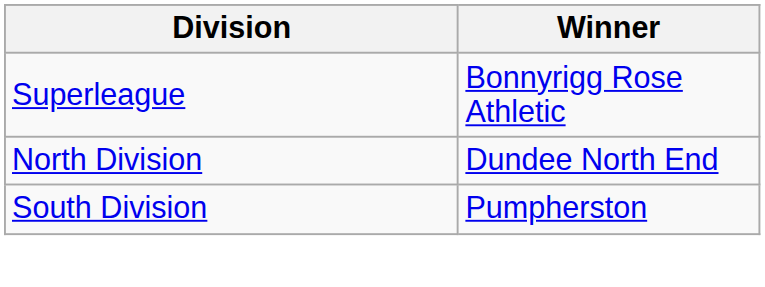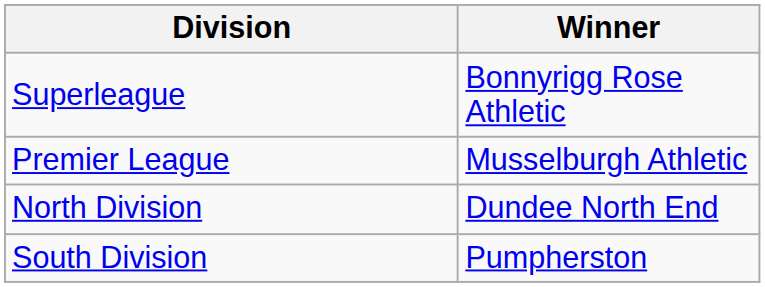+ row: (121, 160)
